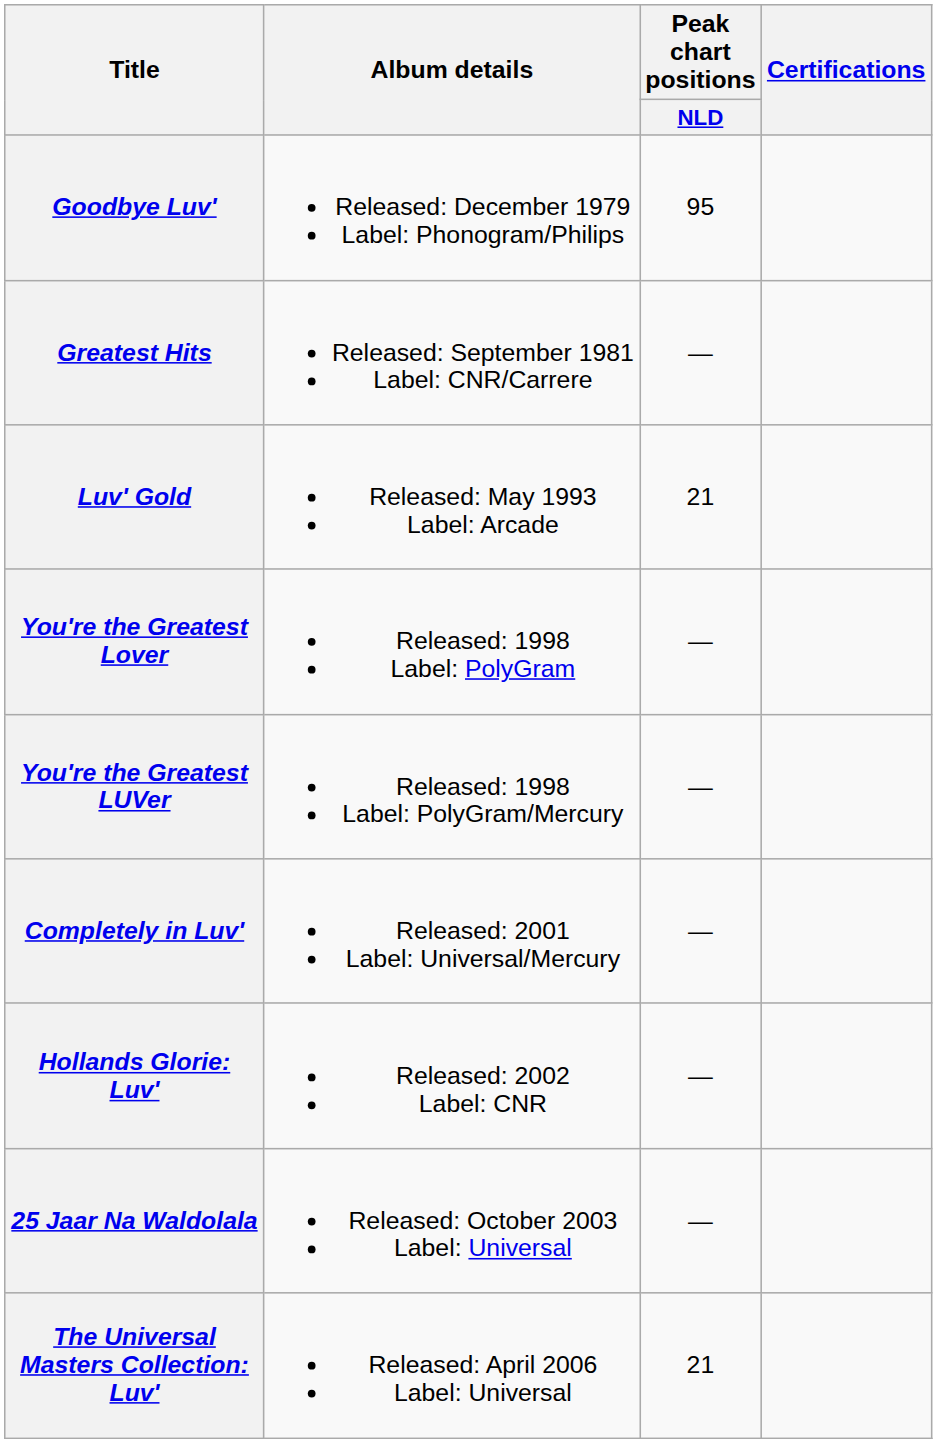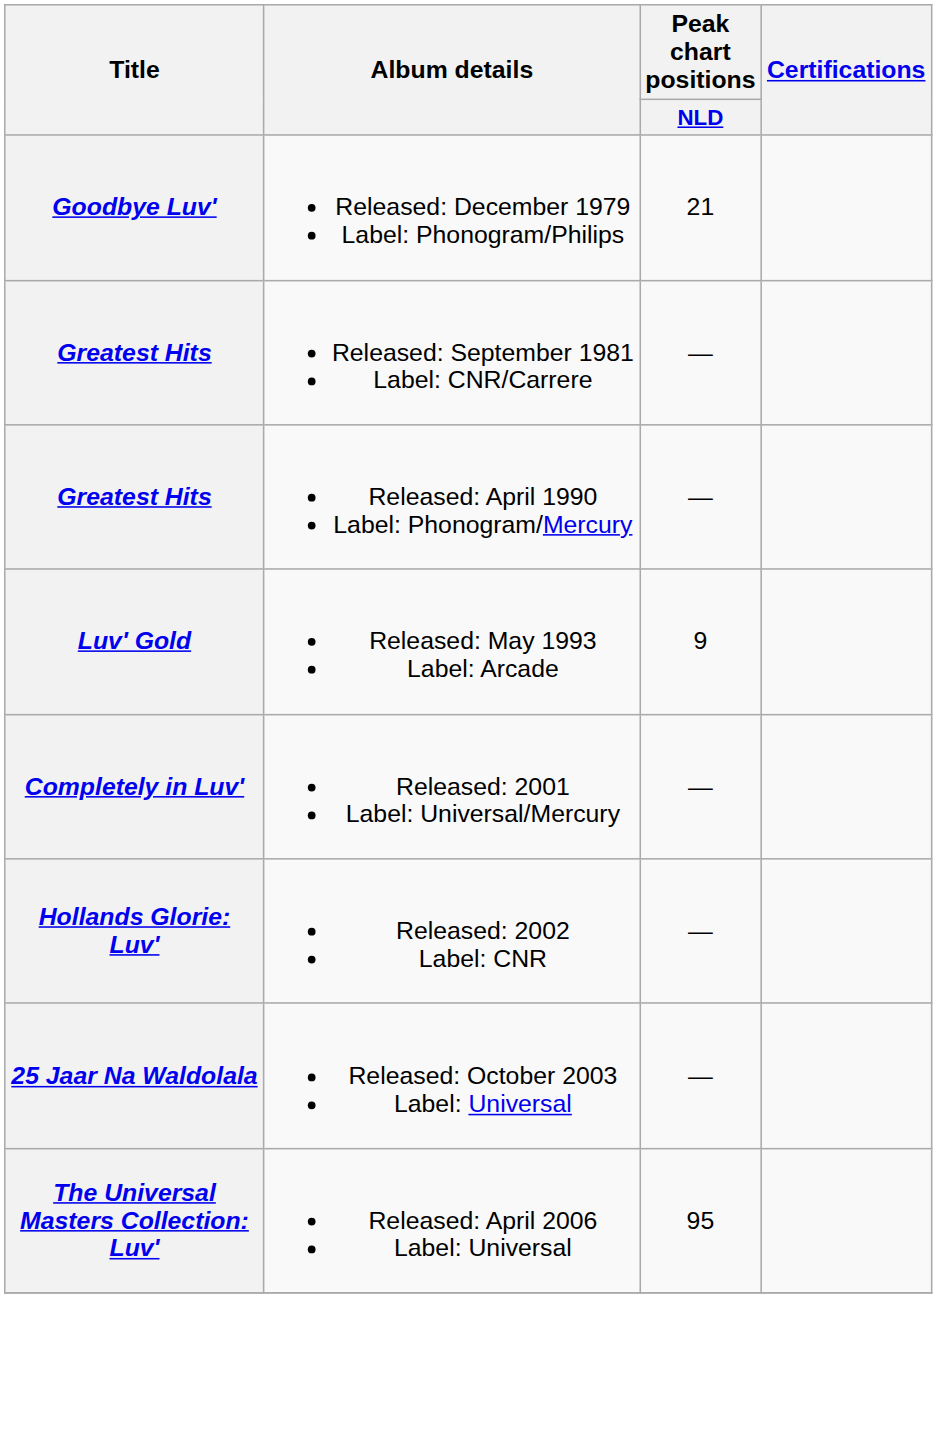(700, 207) 95 -> (700, 207) 21
+ row: (452, 511)
(700, 496) 21 -> (700, 641) 9
- row: (452, 656)
- row: (452, 800)
(700, 1365) 21 -> (700, 1220) 95
